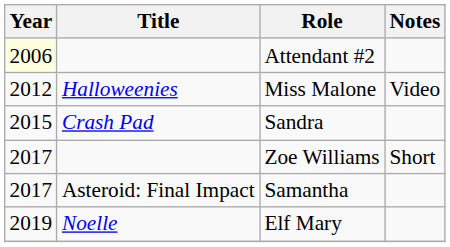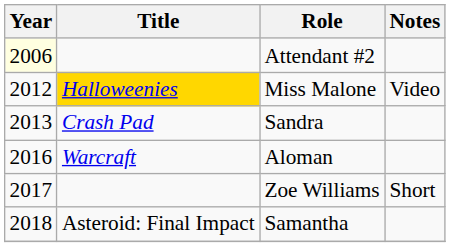(120, 88) no background -> (120, 88) gold background
(31, 122) 2015 -> (31, 122) 2013
+ row: (299, 156)
(31, 190) 2017 -> (31, 223) 2018
- row: (303, 223)
